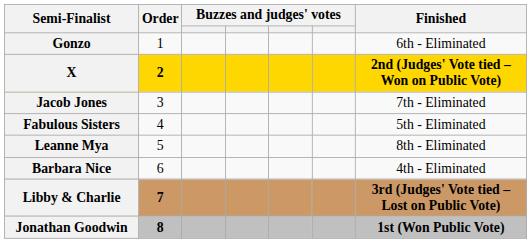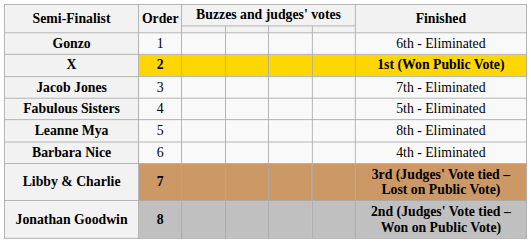(441, 73) 2nd (Judges' Vote tied – Won on Public Vote) -> (441, 65) 1st (Won Public Vote)
(441, 227) 1st (Won Public Vote) -> (441, 219) 2nd (Judges' Vote tied – Won on Public Vote)
